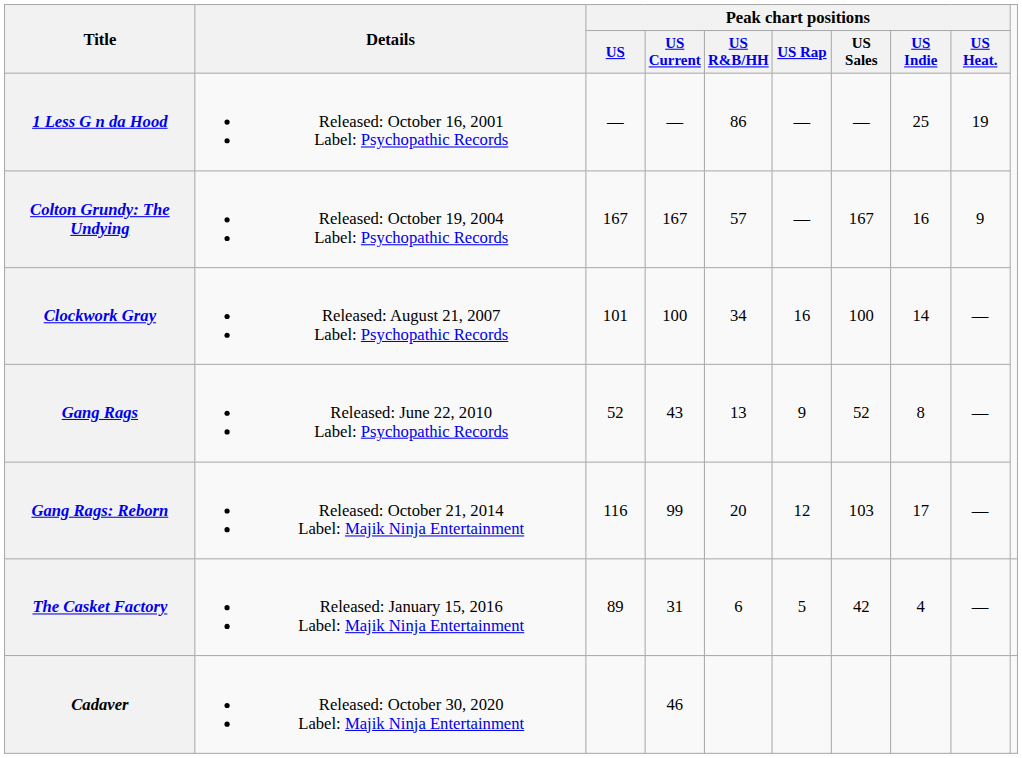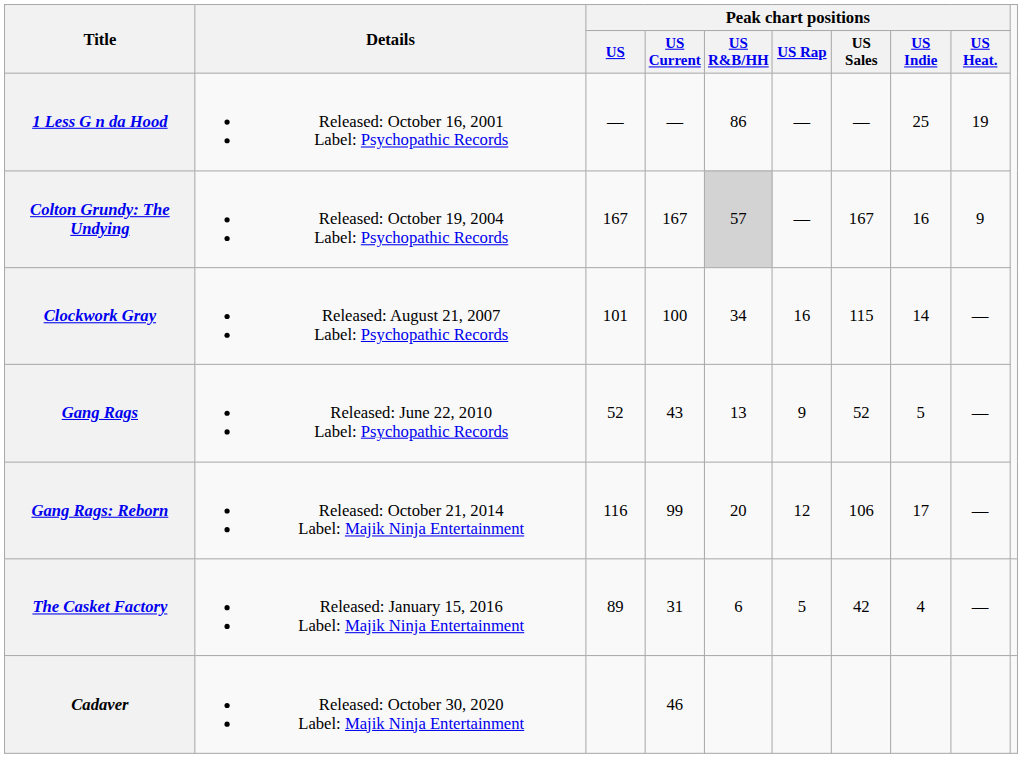(738, 218) no background -> (738, 218) lightgrey background
(861, 316) 100 -> (861, 316) 115
(921, 413) 8 -> (921, 413) 5
(861, 510) 103 -> (861, 510) 106
